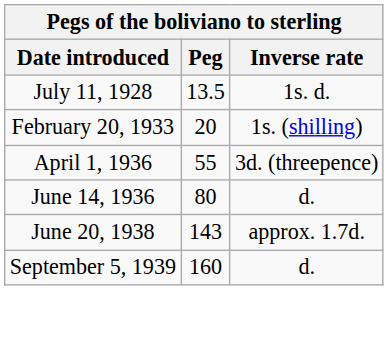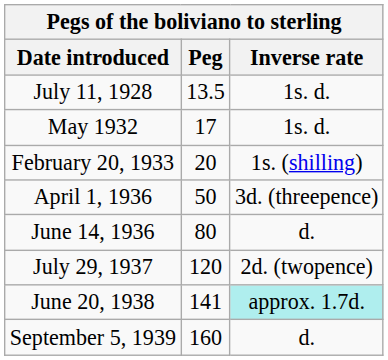+ row: (93, 127)
(205, 162) 55 -> (205, 197) 50
+ row: (93, 267)
(205, 232) 143 -> (205, 302) 141
(307, 232) no background -> (307, 302) paleturquoise background
